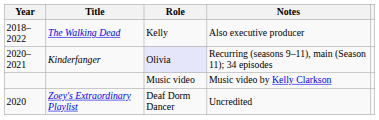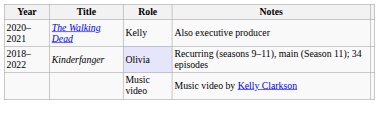(19, 33) 2018–2022 -> (19, 33) 2020–2021
(19, 59) 2020–2021 -> (19, 59) 2018–2022
- row: (89, 101)
